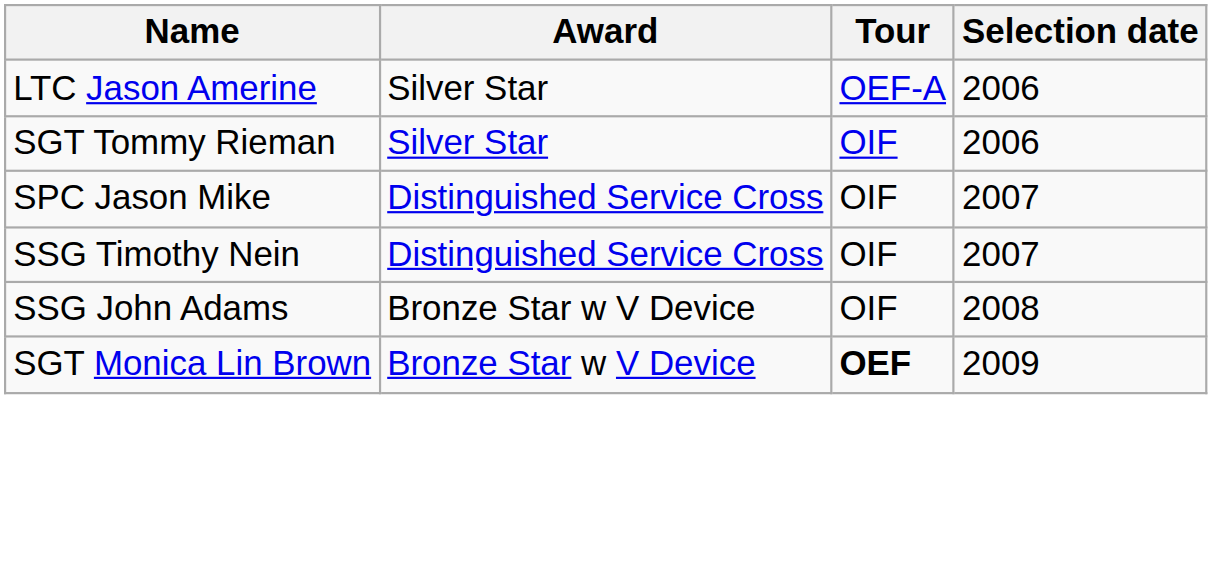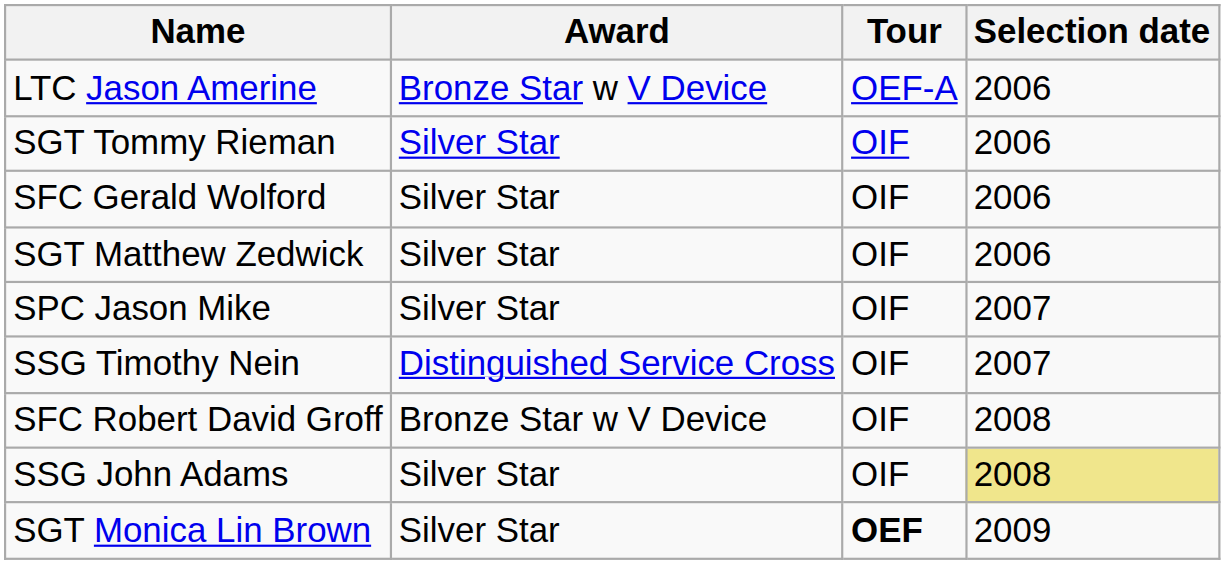(468, 87) Silver Star -> (583, 87) Bronze Star w V Device
+ row: (170, 198)
+ row: (188, 253)
(605, 198) Distinguished Service Cross -> (479, 308) Silver Star
+ row: (198, 419)
(571, 308) Bronze Star w V Device -> (479, 474) Silver Star
(1001, 308) no background -> (1013, 474) khaki background
(571, 364) Bronze Star w V Device -> (479, 530) Silver Star
